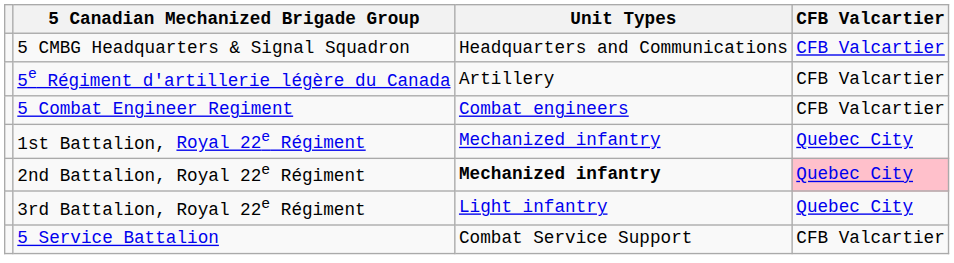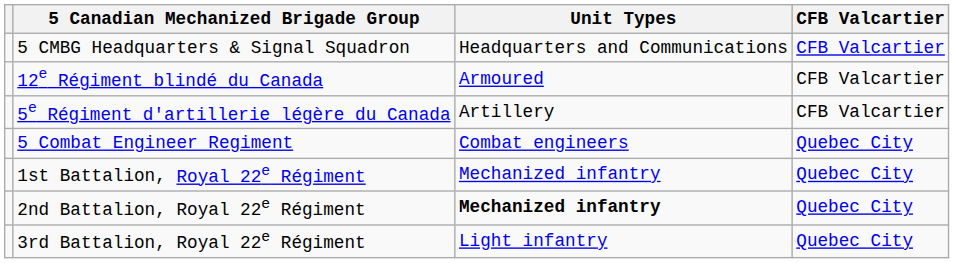+ row: (170, 79)
(871, 110) CFB Valcartier -> (855, 143) Quebec City
(855, 174) pink background -> (855, 208) no background
- row: (118, 239)
